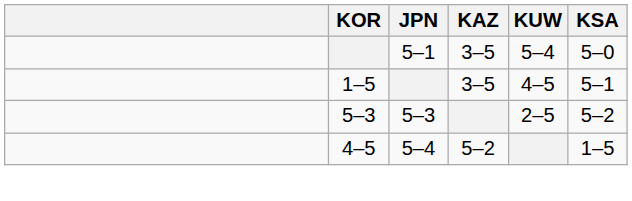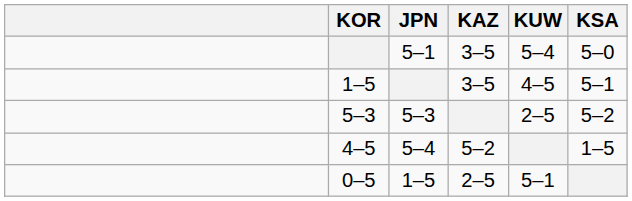+ row: (359, 180)
